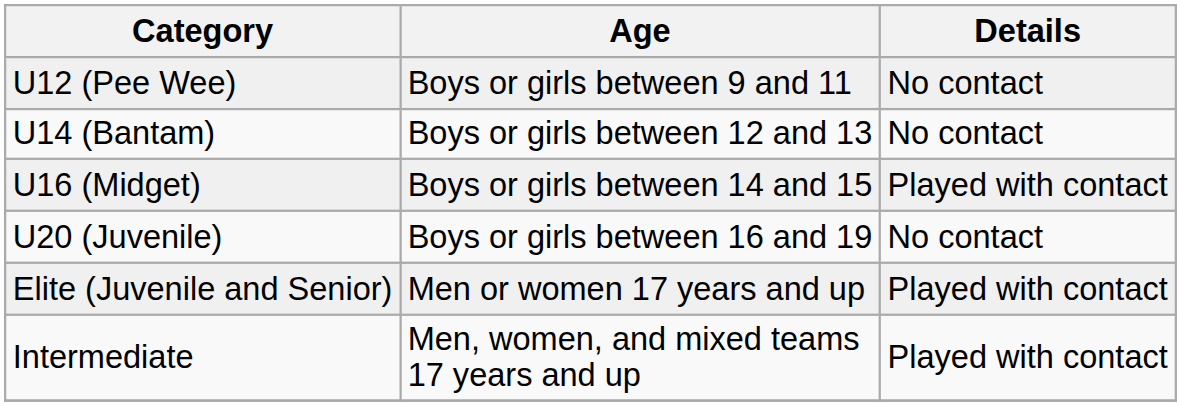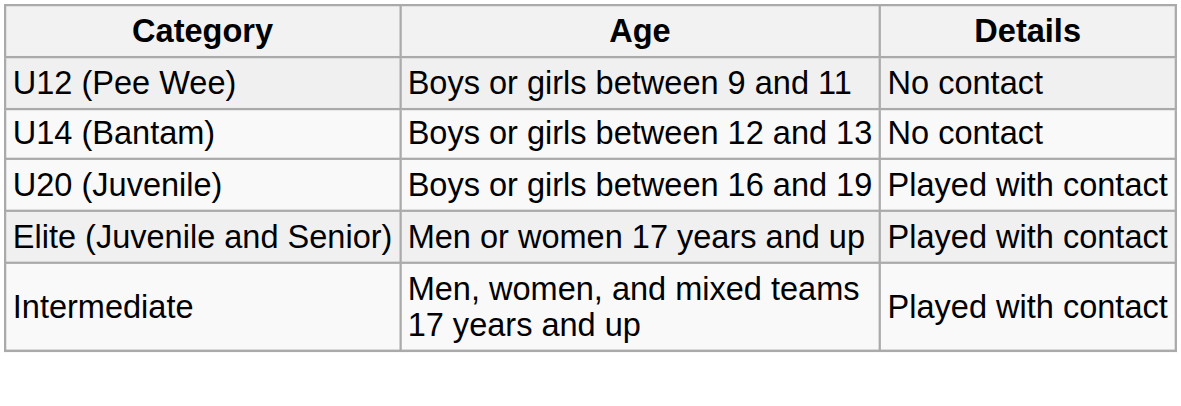- row: (107, 185)
(965, 237) No contact -> (1028, 185) Played with contact
